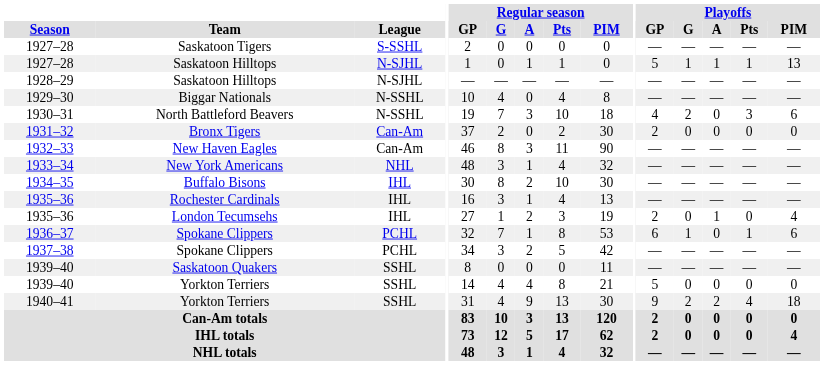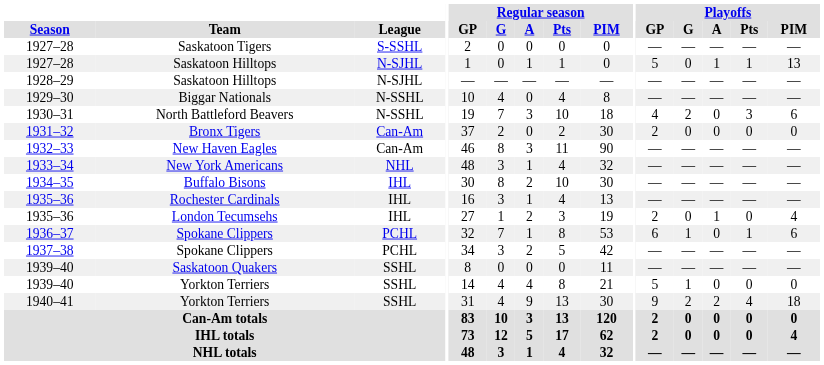(688, 63) 1 -> (688, 63) 0
(688, 284) 0 -> (688, 284) 1
